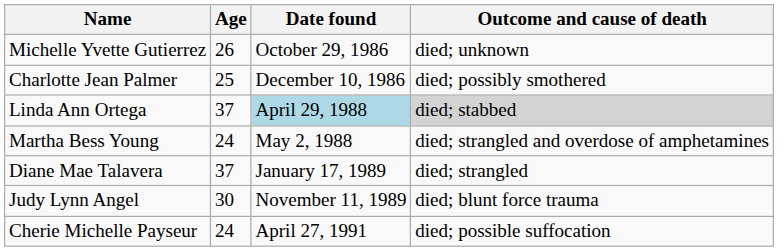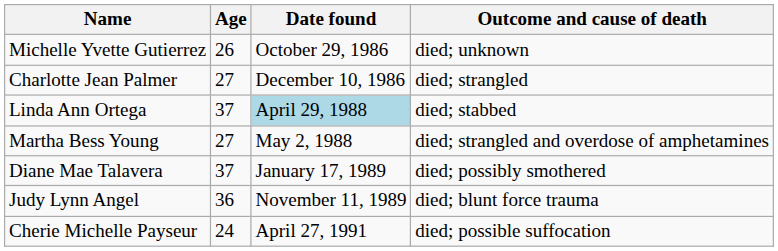(225, 79) 25 -> (225, 79) 27
(511, 79) died; possibly smothered -> (472, 79) died; strangled
(466, 110) lightgrey background -> (466, 110) no background
(225, 140) 24 -> (225, 140) 27
(472, 170) died; strangled -> (511, 170) died; possibly smothered
(225, 200) 30 -> (225, 200) 36
